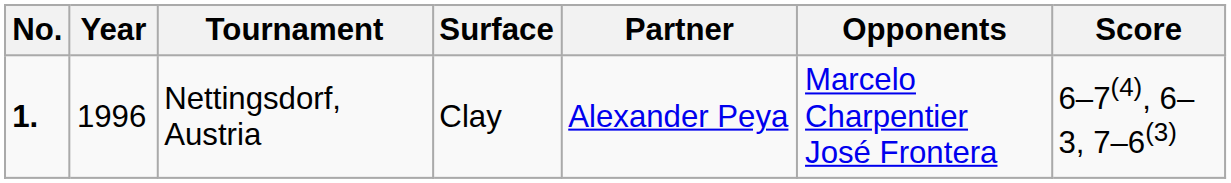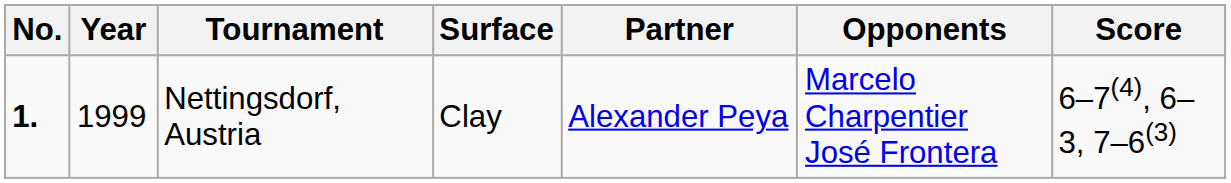(112, 116) 1996 -> (112, 116) 1999
